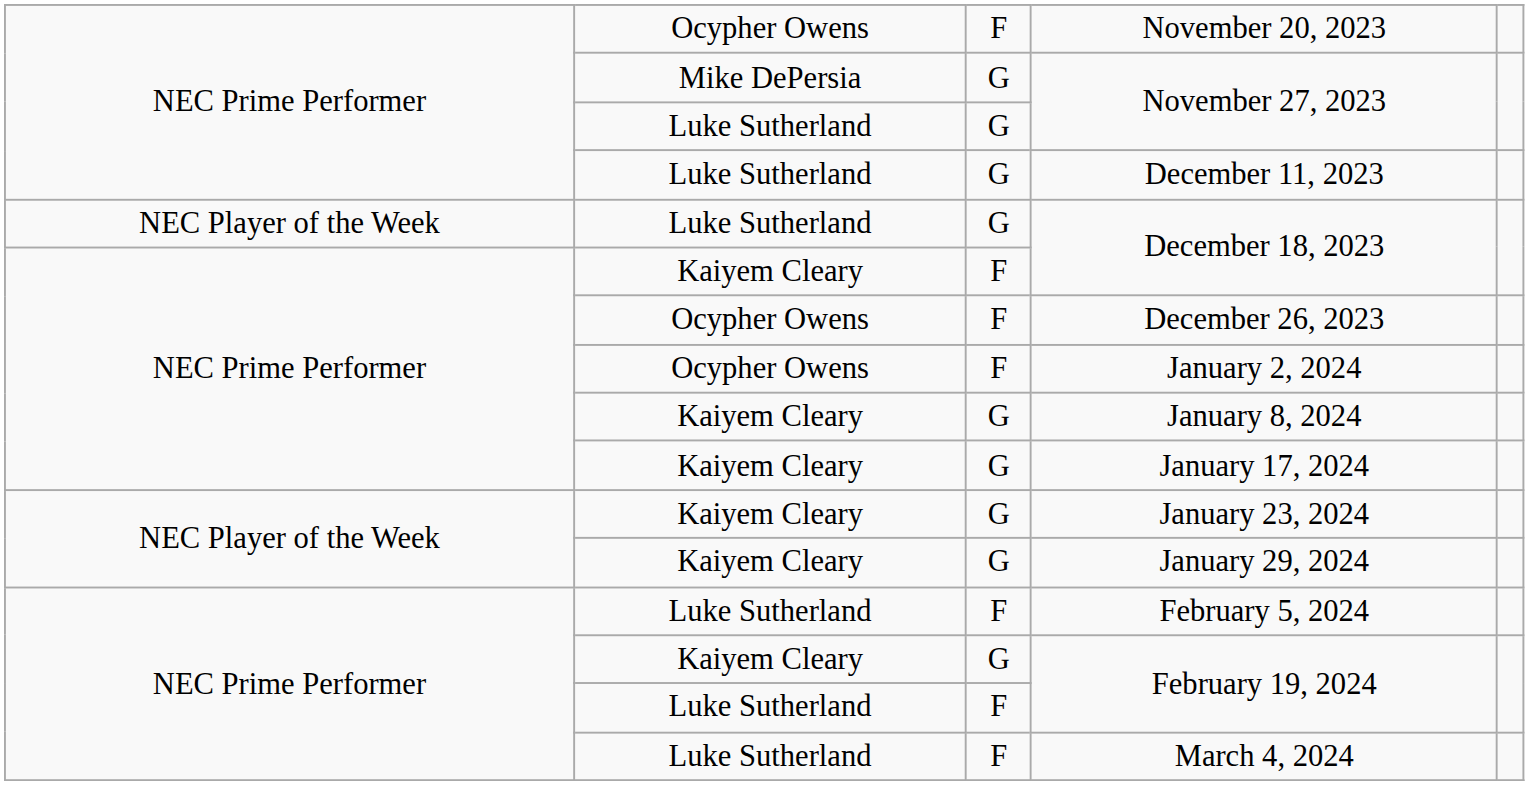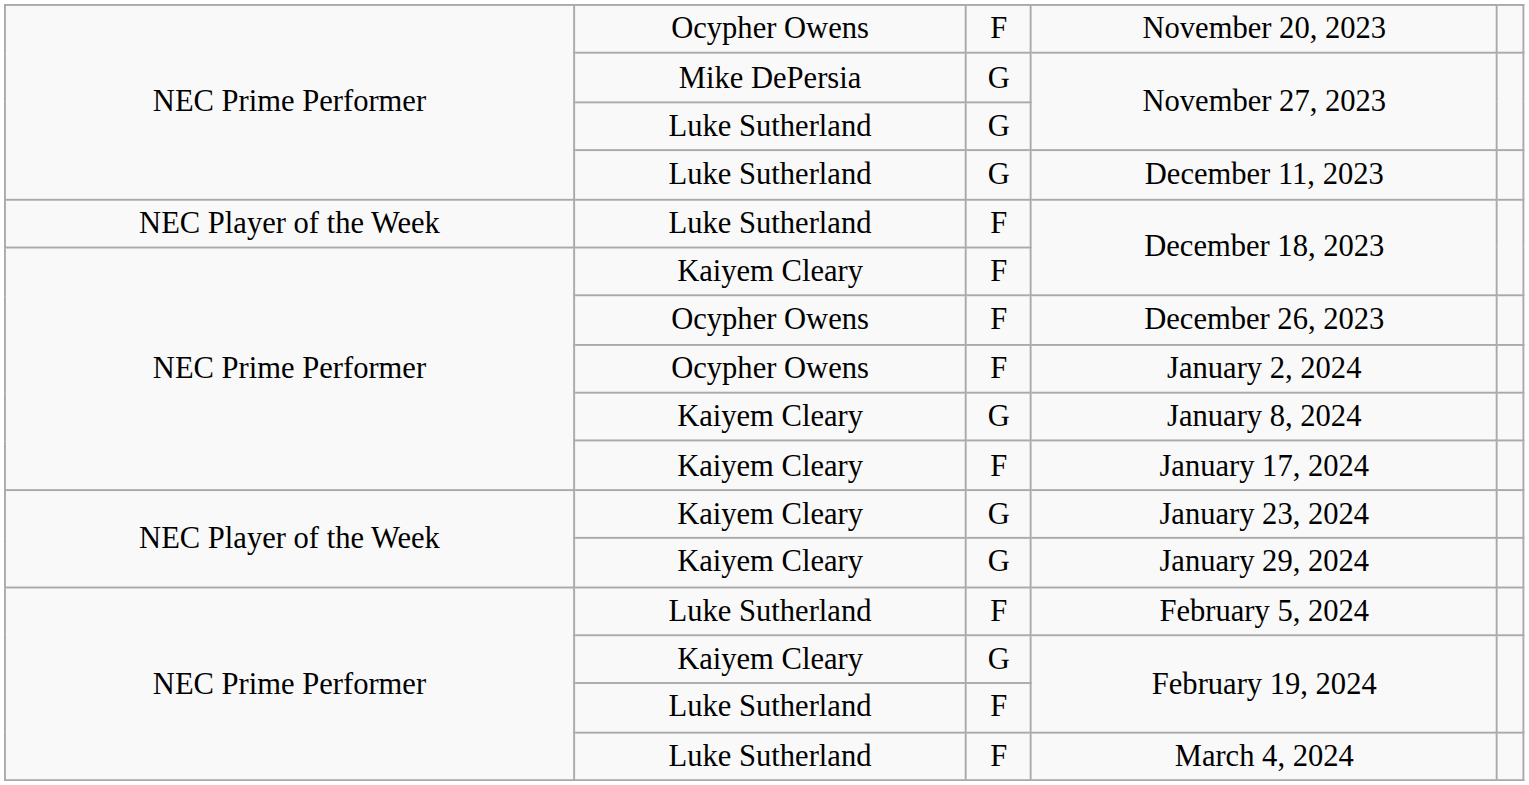(999, 222) G -> (999, 222) F
(999, 464) G -> (999, 464) F
